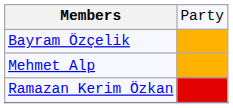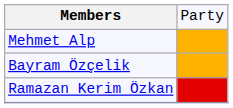rows swapped: (52, 65) <-> (69, 41)
